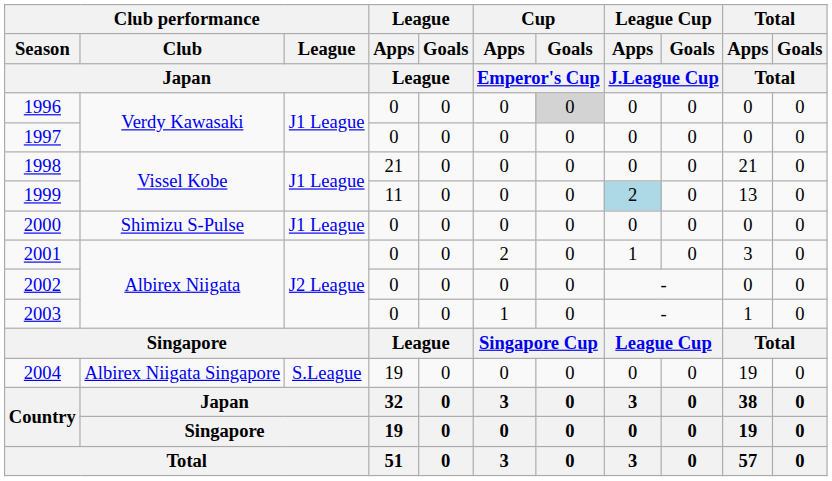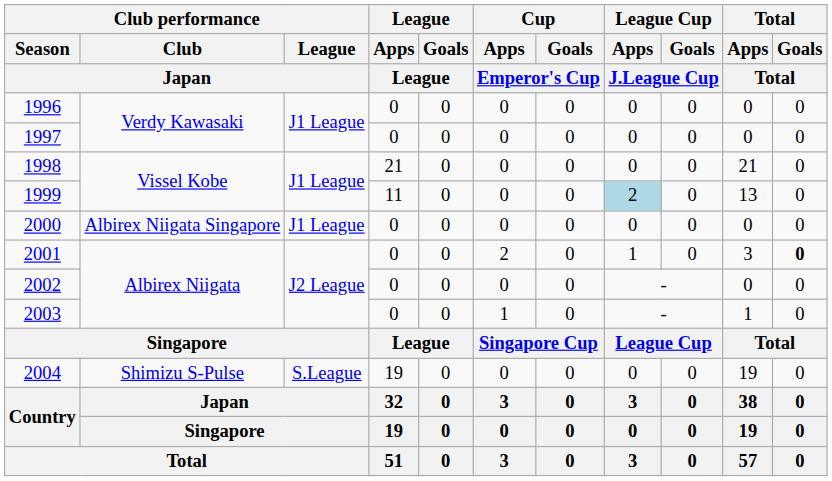(570, 107) lightgrey background -> (570, 107) no background
(182, 225) Shimizu S-Pulse -> (182, 225) Albirex Niigata Singapore
(800, 254) normal -> (800, 254) bold
(182, 372) Albirex Niigata Singapore -> (182, 372) Shimizu S-Pulse
